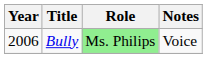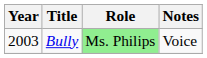(23, 41) 2006 -> (23, 41) 2003
